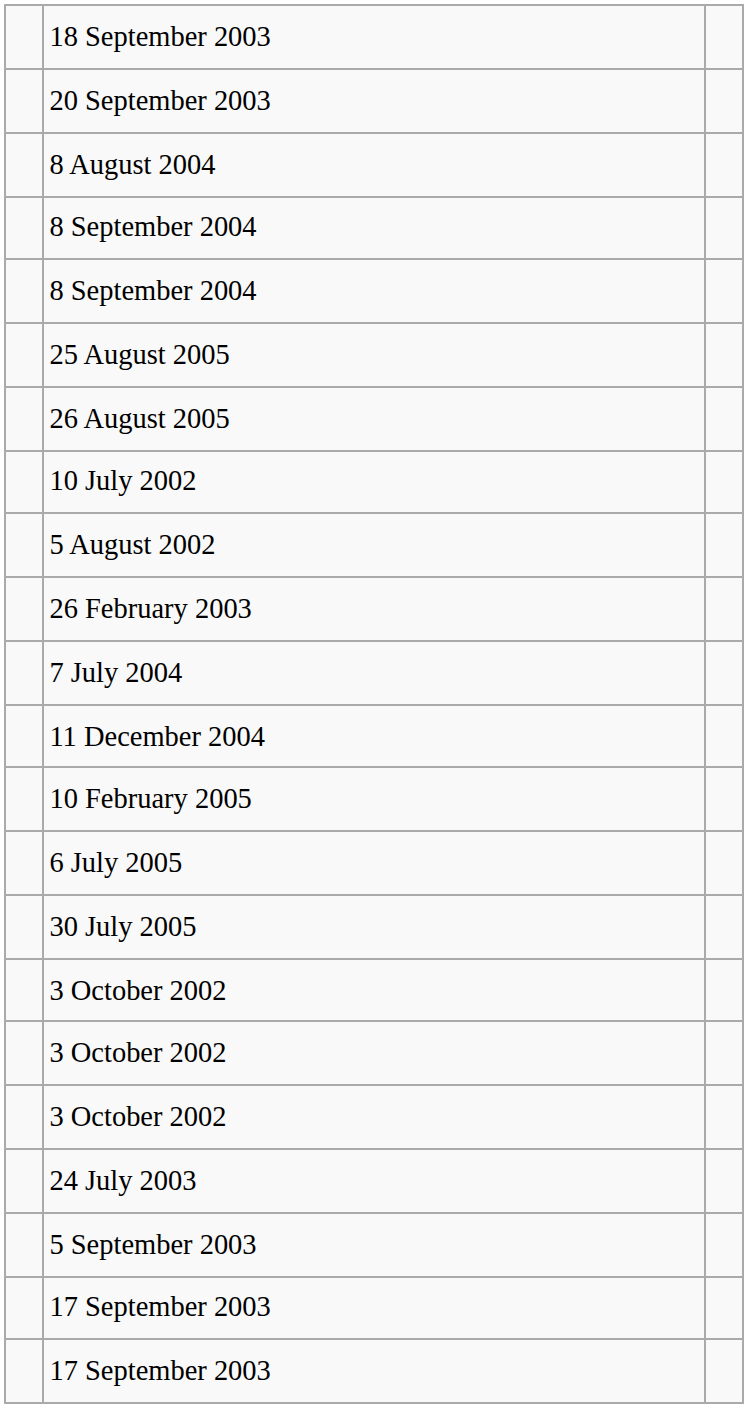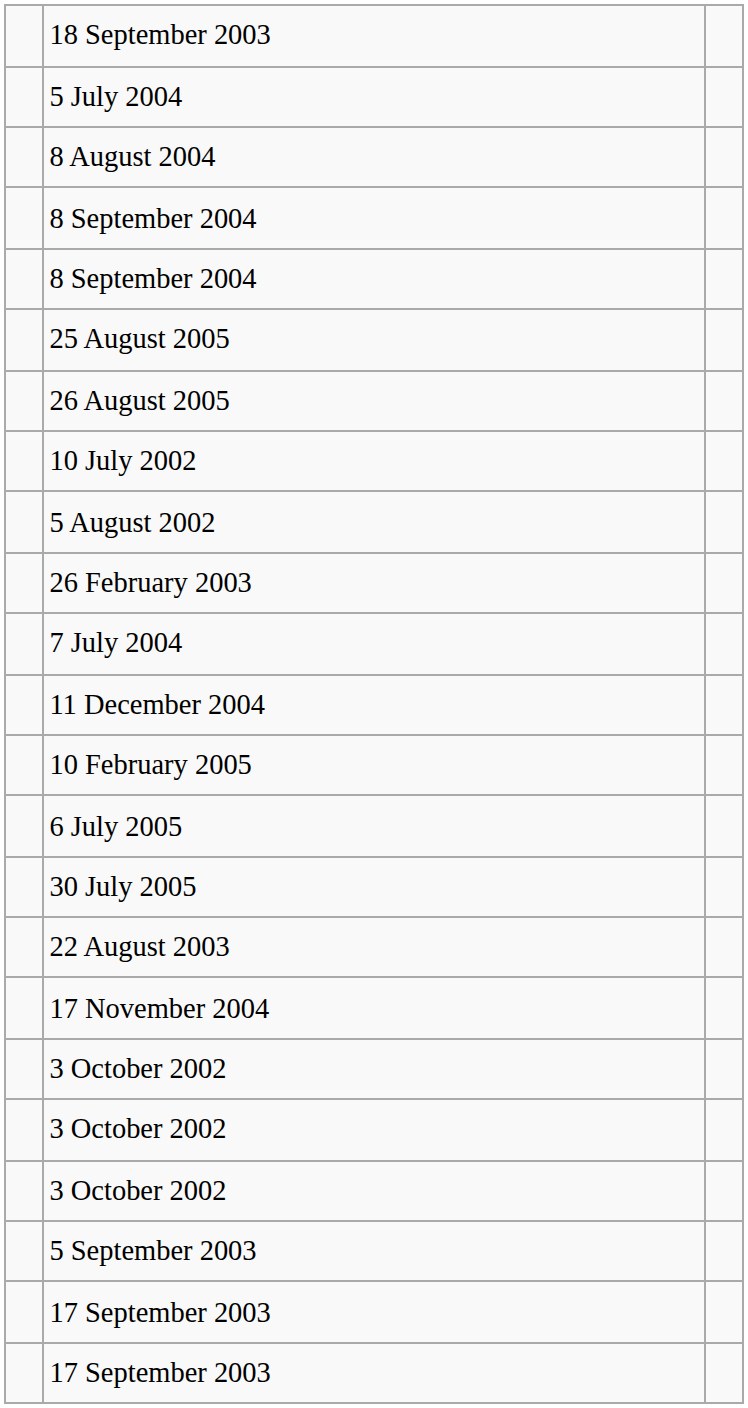- row: (24, 101)
+ row: (24, 97)
+ row: (24, 948)
+ row: (24, 1008)
- row: (24, 1181)
